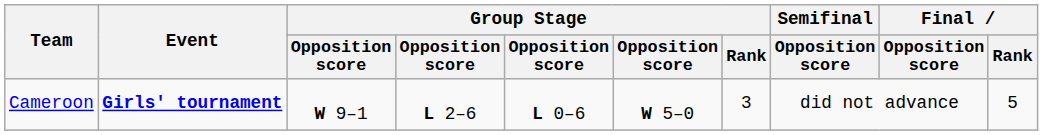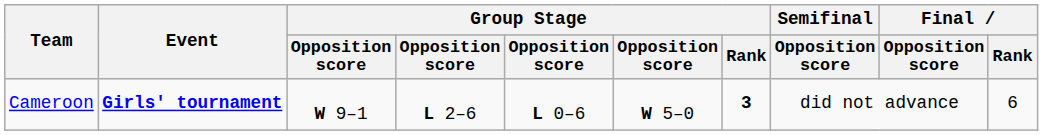(746, 104) normal -> (746, 104) bold
(1013, 104) 5 -> (1013, 104) 6
